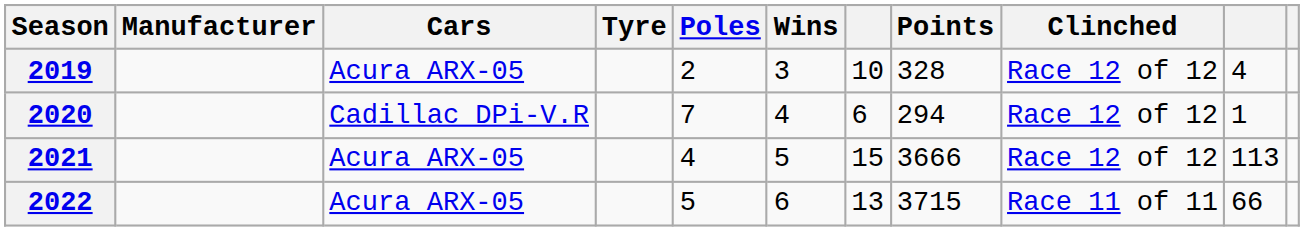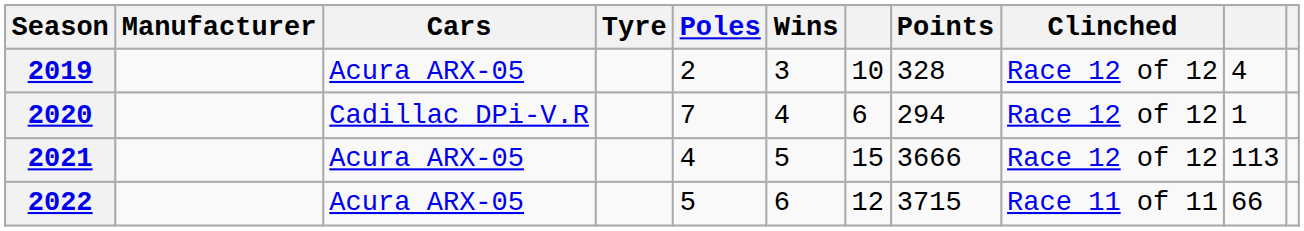(868, 203) 13 -> (868, 203) 12
